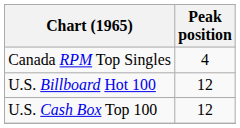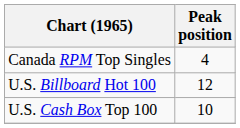(205, 110) 12 -> (205, 110) 10
